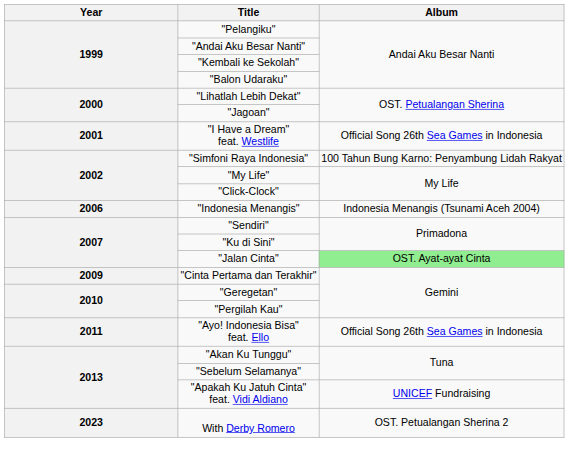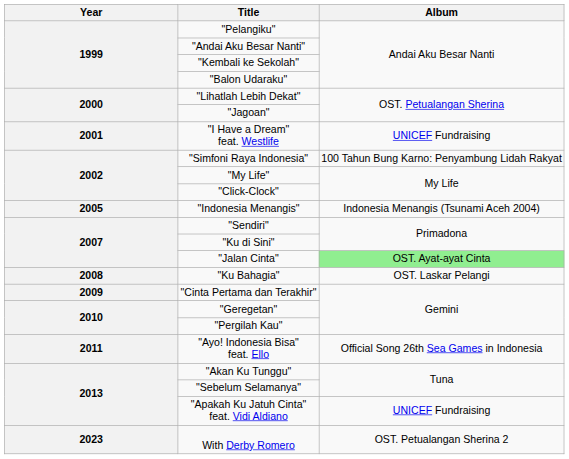(442, 136) Official Song 26th Sea Games in Indonesia -> (442, 136) UNICEF Fundraising
(91, 208) 2006 -> (91, 208) 2005
+ row: (249, 275)
